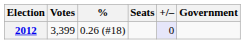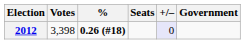(63, 30) 3,399 -> (63, 30) 3,398
(103, 30) normal -> (103, 30) bold
